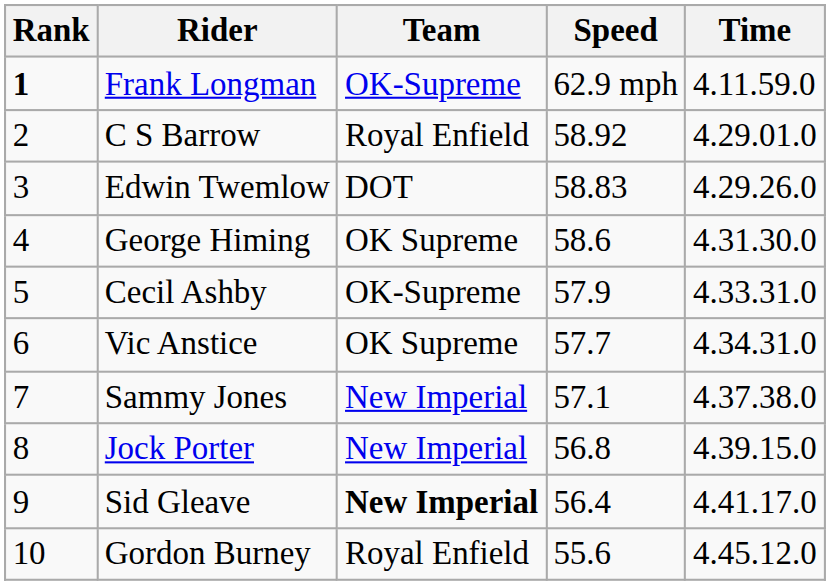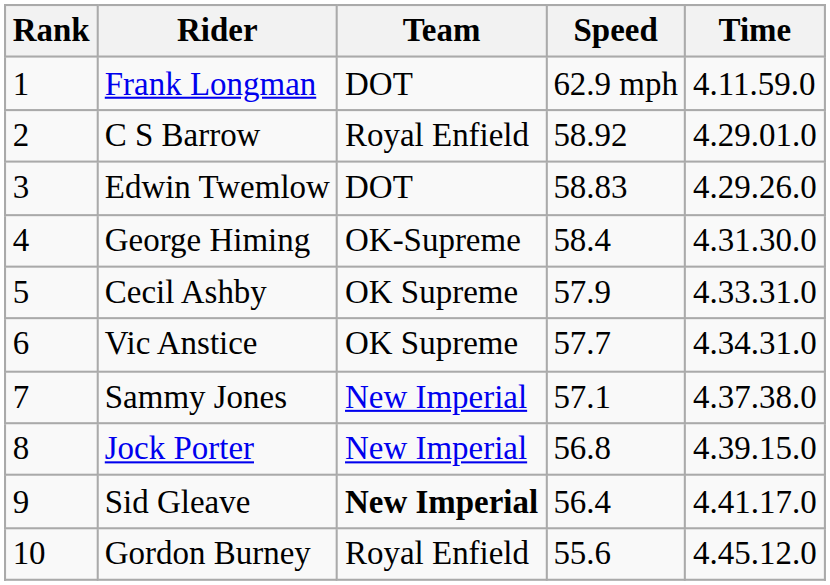(21, 82) bold -> (21, 82) normal
(433, 82) OK-Supreme -> (379, 82) DOT
(432, 239) OK Supreme -> (433, 239) OK-Supreme
(582, 239) 58.6 -> (582, 239) 58.4
(433, 291) OK-Supreme -> (432, 291) OK Supreme
